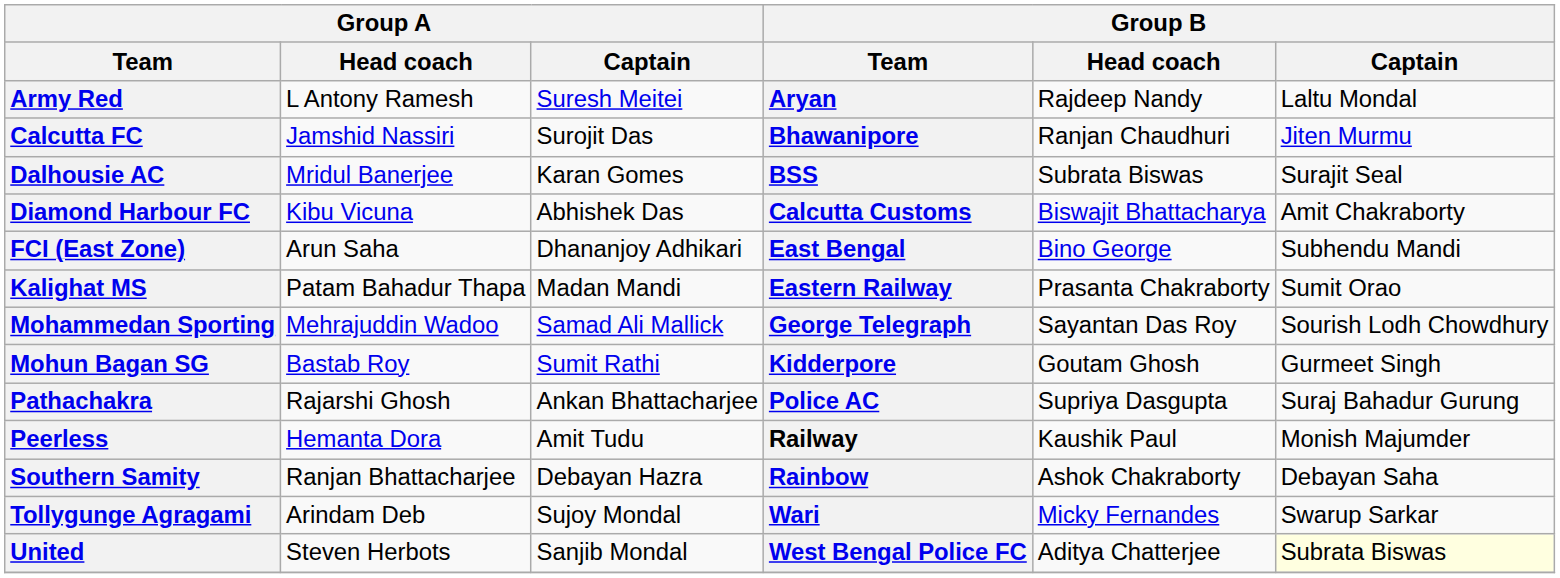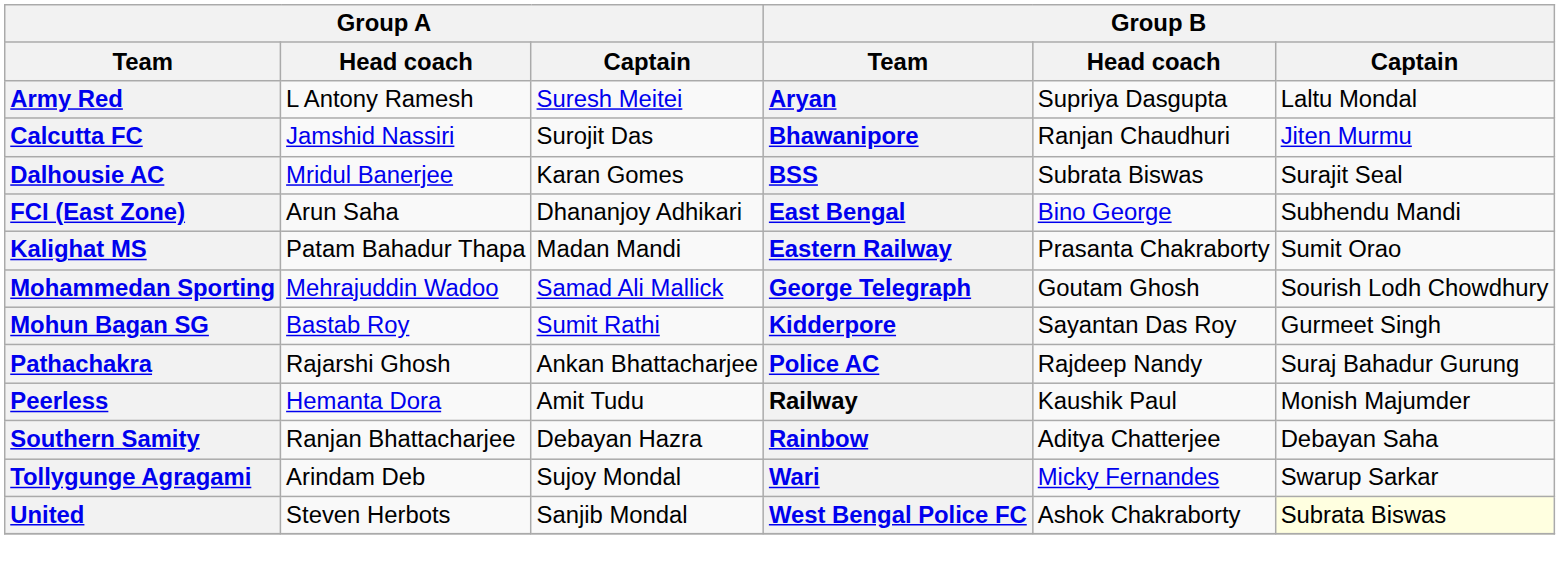(1120, 99) Rajdeep Nandy -> (1133, 99) Supriya Dasgupta
- row: (130, 212)
(1137, 325) Sayantan Das Roy -> (1119, 288) Goutam Ghosh
(1119, 363) Goutam Ghosh -> (1137, 325) Sayantan Das Roy
(1133, 401) Supriya Dasgupta -> (1120, 363) Rajdeep Nandy
(1139, 477) Ashok Chakraborty -> (1129, 439) Aditya Chatterjee
(1129, 552) Aditya Chatterjee -> (1139, 514) Ashok Chakraborty
